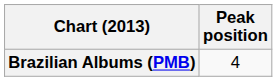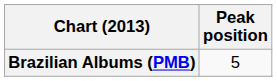(235, 62) 4 -> (235, 62) 5
